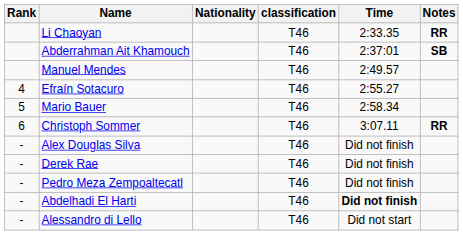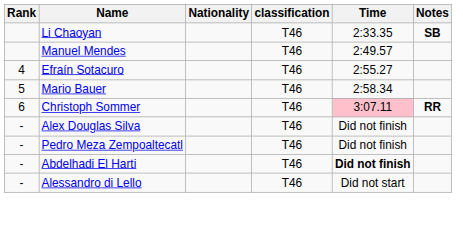(439, 32) RR -> (432, 32) SB
- row: (116, 51)
(379, 126) no background -> (373, 107) pink background
- row: (70, 164)
